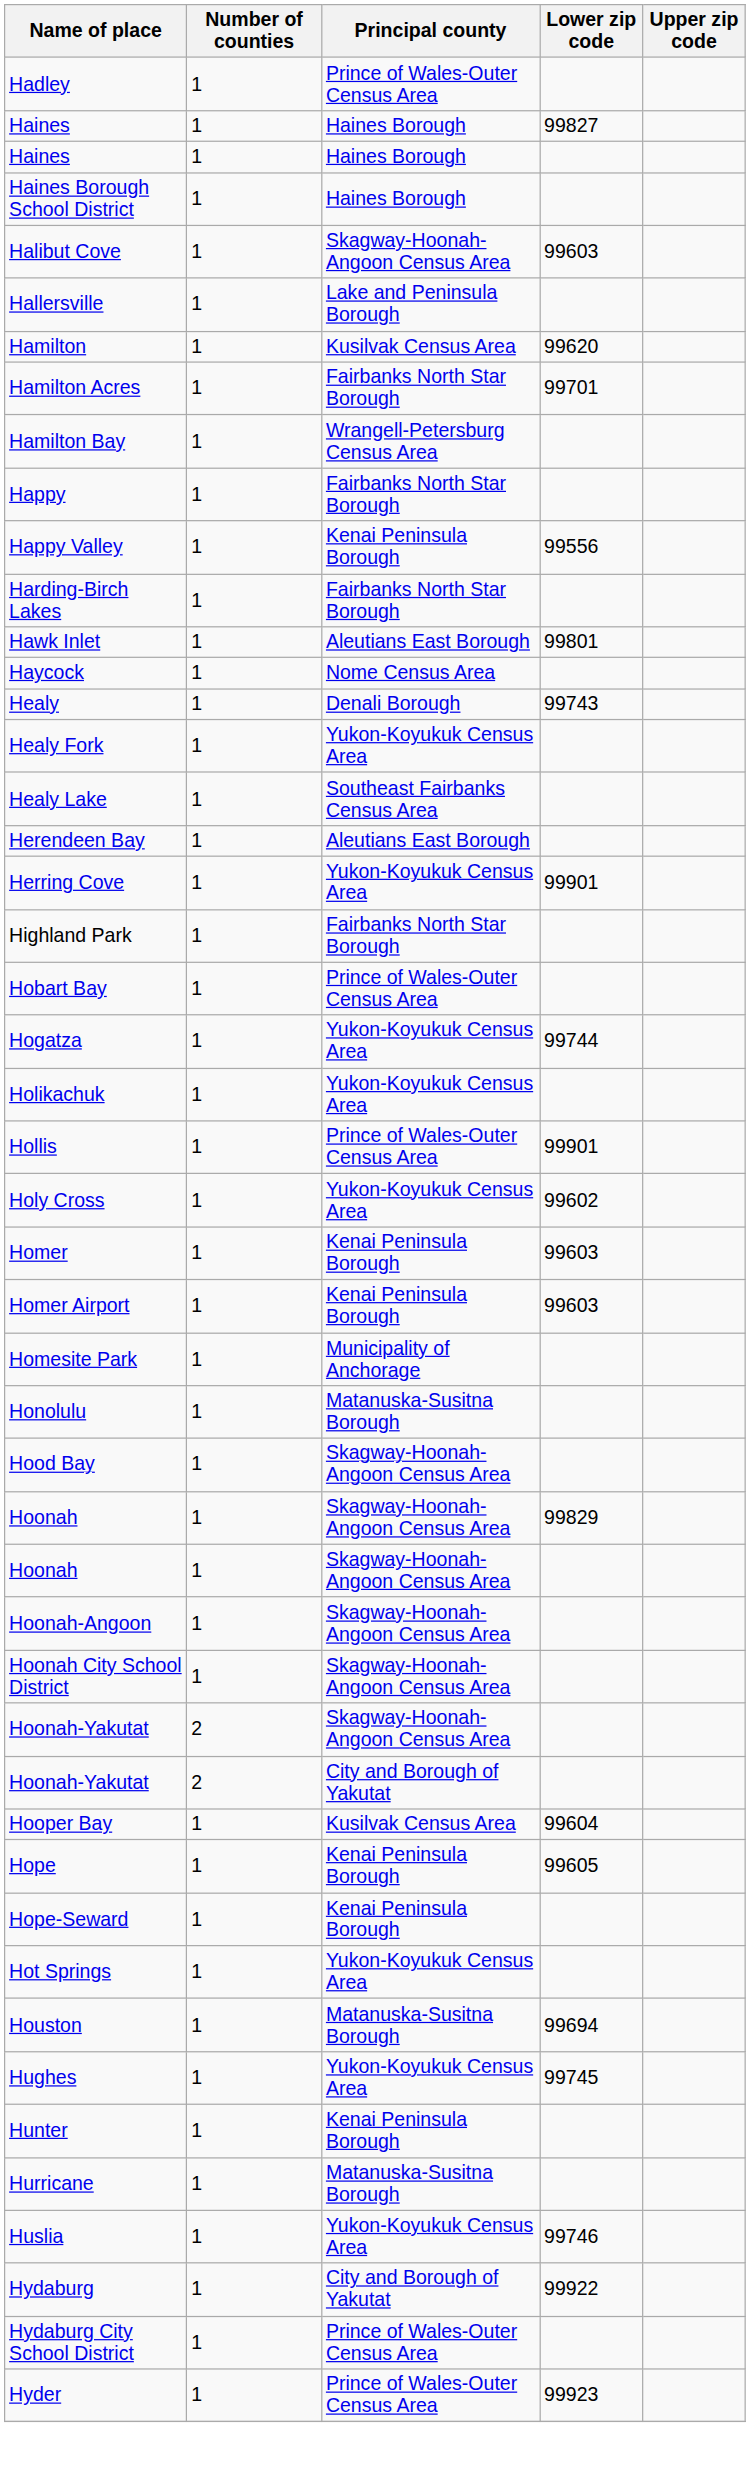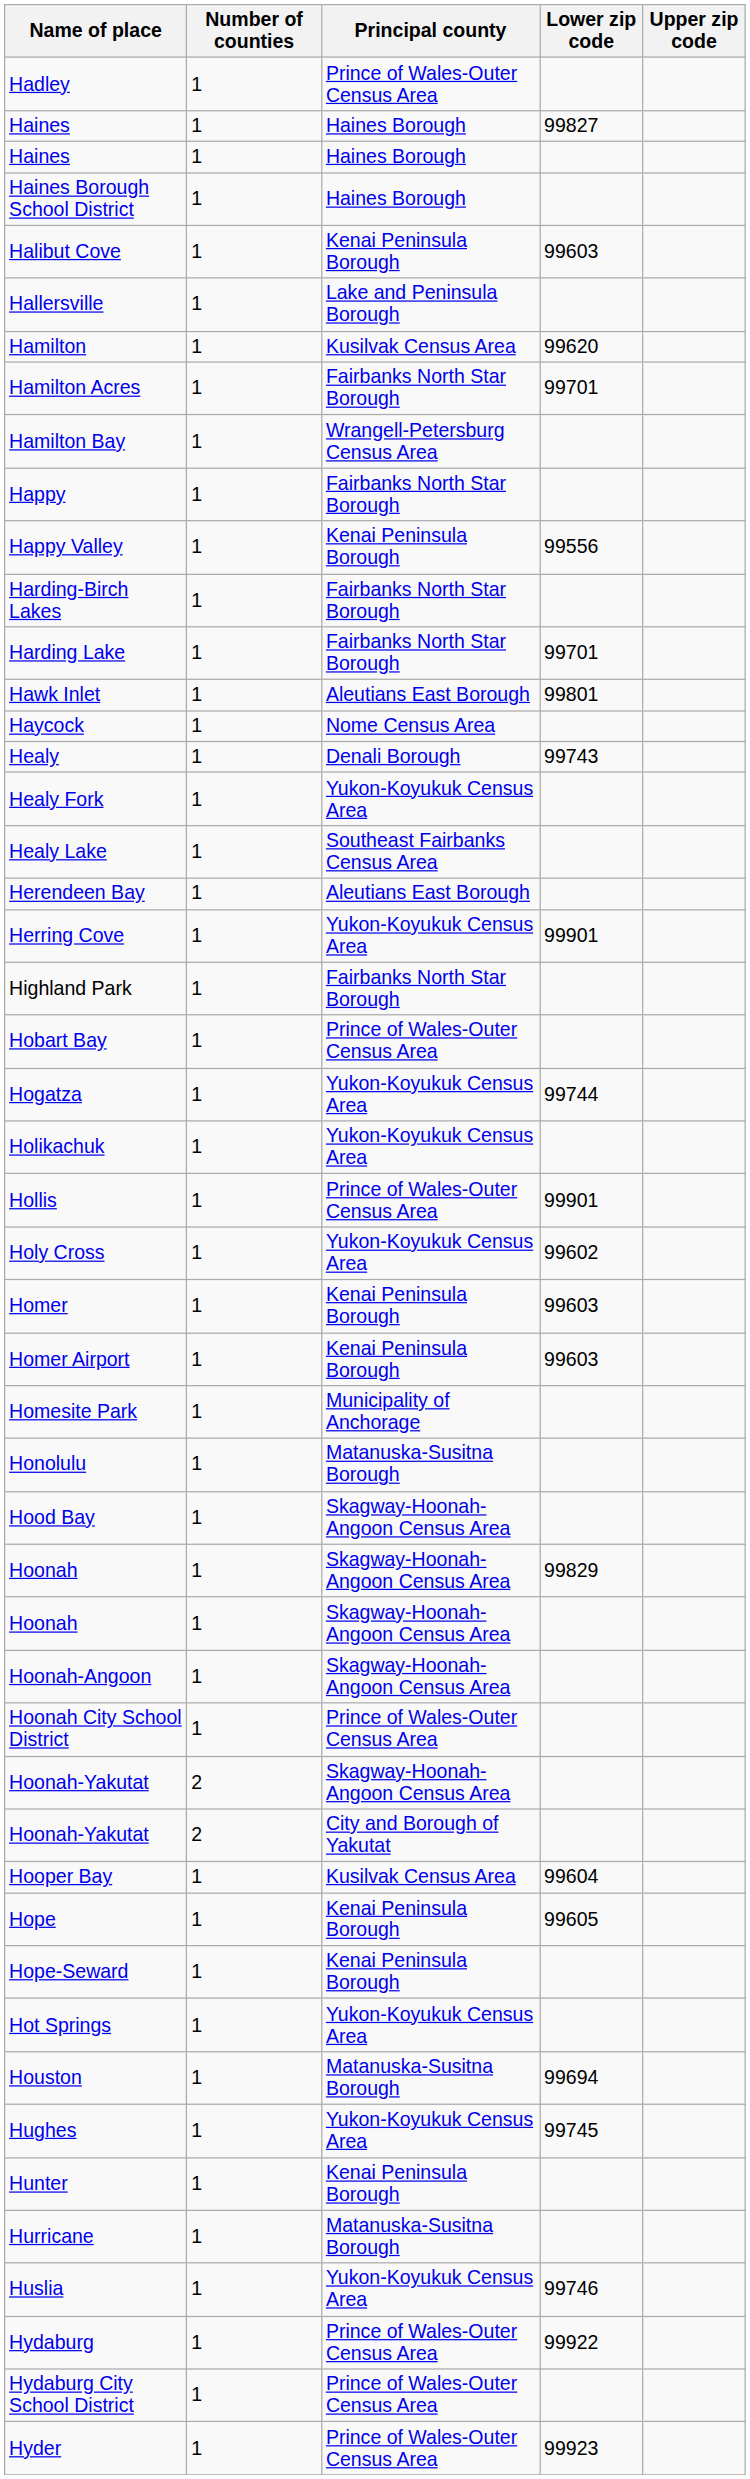(418, 251) Skagway-Hoonah-Angoon Census Area -> (396, 251) Kenai Peninsula Borough
+ row: (67, 653)
(418, 1676) Skagway-Hoonah-Angoon Census Area -> (422, 1729) Prince of Wales-Outer Census Area
(412, 2289) City and Borough of Yakutat -> (422, 2342) Prince of Wales-Outer Census Area
